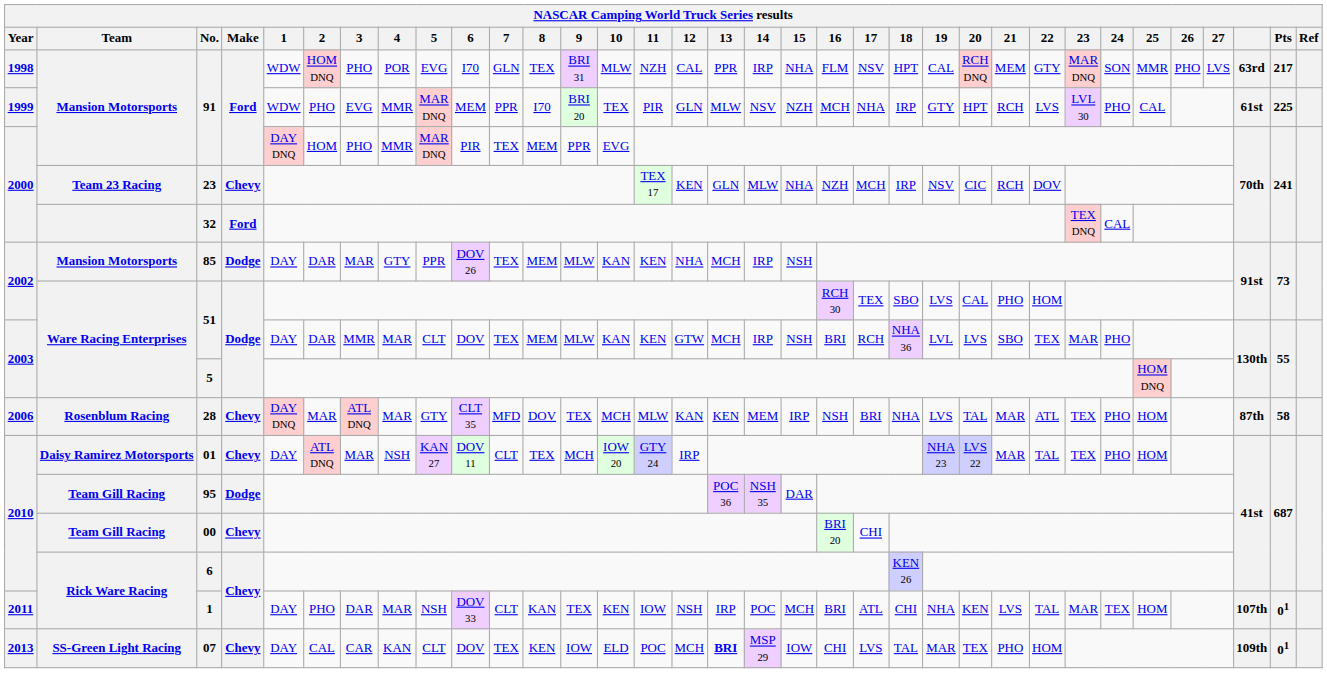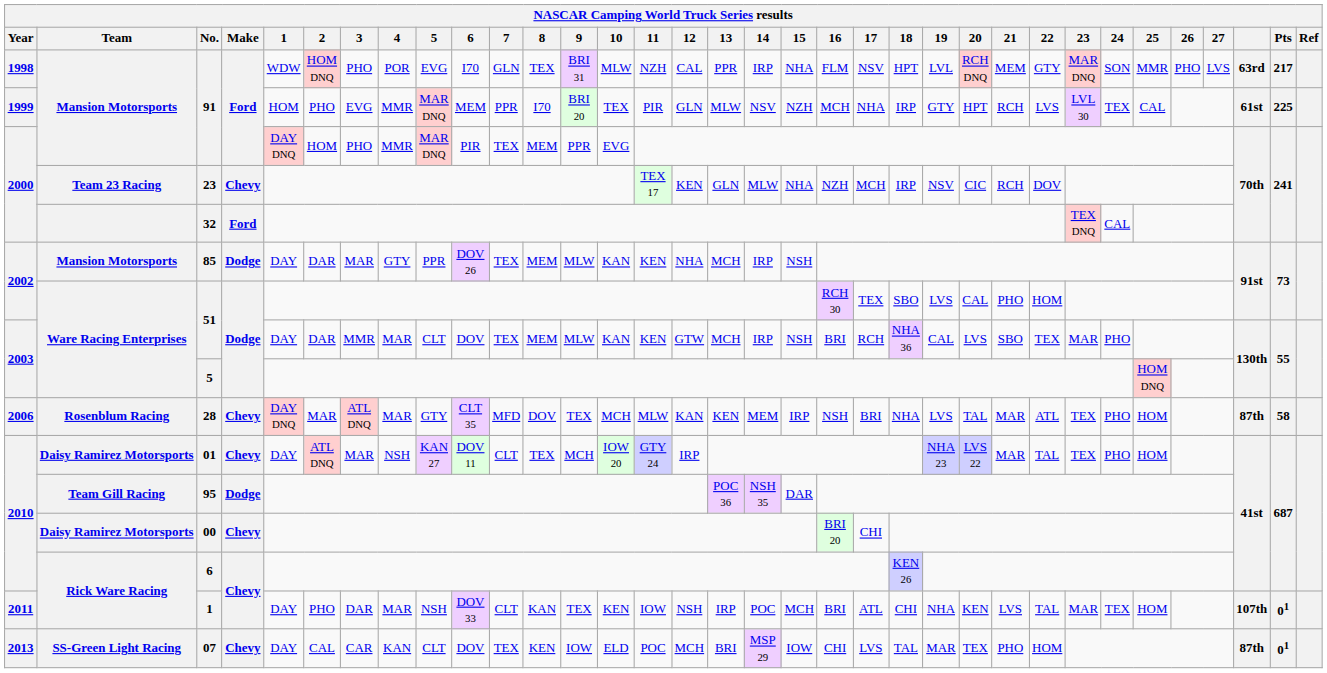(941, 68) CAL -> (941, 68) LVL
(284, 107) WDW -> (284, 107) HOM
(1117, 107) PHO -> (1117, 107) TEX
(941, 339) LVL -> (941, 339) CAL
(117, 532) Team Gill Racing -> (117, 532) Daisy Ramirez Motorsports
(726, 648) bold -> (726, 648) normal
(1252, 648) 109th -> (1252, 648) 87th
